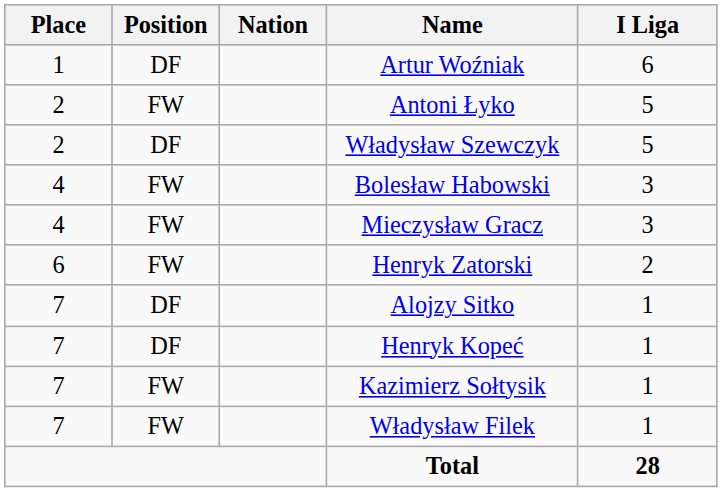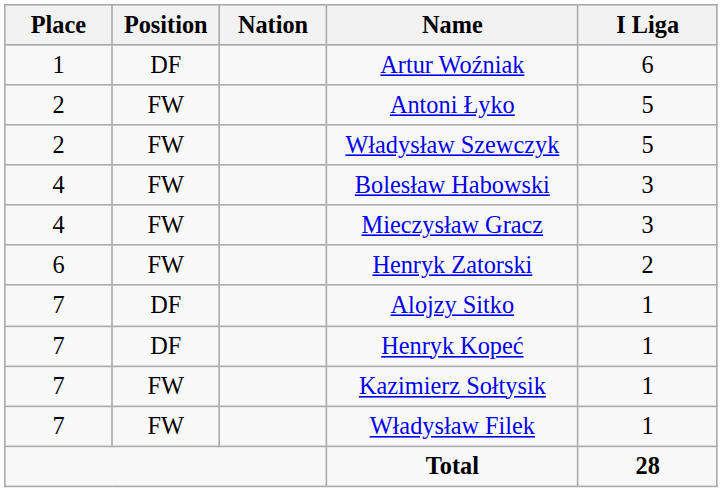(166, 145) DF -> (166, 145) FW
